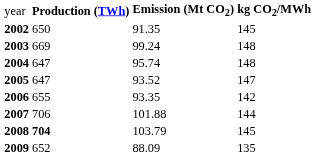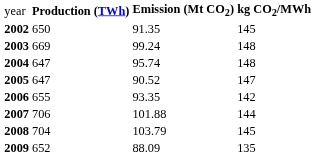(146, 80) 93.52 -> (146, 80) 90.52
(41, 131) bold -> (41, 131) normal
